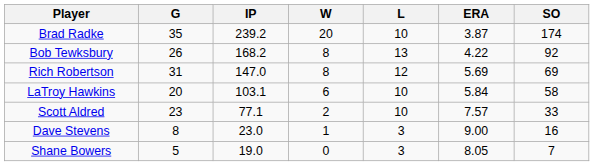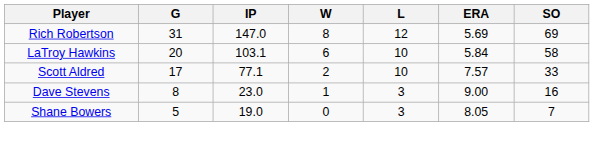- row: (71, 33)
- row: (71, 53)
(176, 111) 23 -> (176, 72) 17
